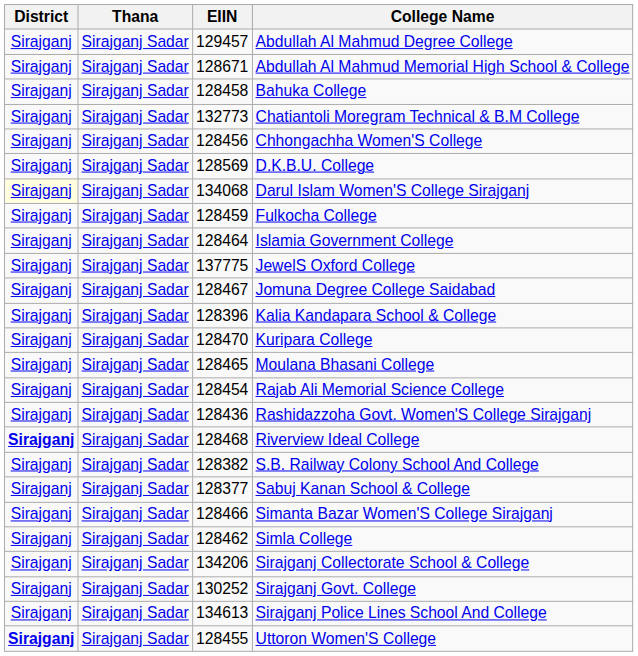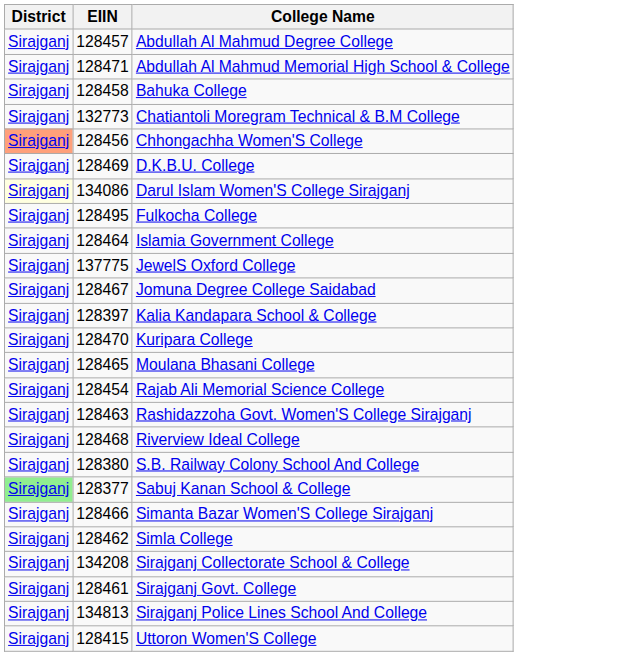- column: (135, 16)
(222, 41) 129457 -> (103, 41) 128457
(222, 66) 128671 -> (103, 66) 128471
(41, 141) no background -> (39, 141) lightsalmon background
(222, 166) 128569 -> (103, 166) 128469
(222, 191) 134068 -> (103, 191) 134086
(222, 215) 128459 -> (103, 215) 128495
(222, 315) 128396 -> (103, 315) 128397
(222, 414) 128436 -> (103, 414) 128463
(41, 439) bold -> (39, 439) normal
(222, 464) 128382 -> (103, 464) 128380
(41, 489) no background -> (39, 489) lightgreen background
(222, 564) 134206 -> (103, 564) 134208
(222, 588) 130252 -> (103, 588) 128461
(222, 613) 134613 -> (103, 613) 134813
(41, 638) bold -> (39, 638) normal
(222, 638) 128455 -> (103, 638) 128415
